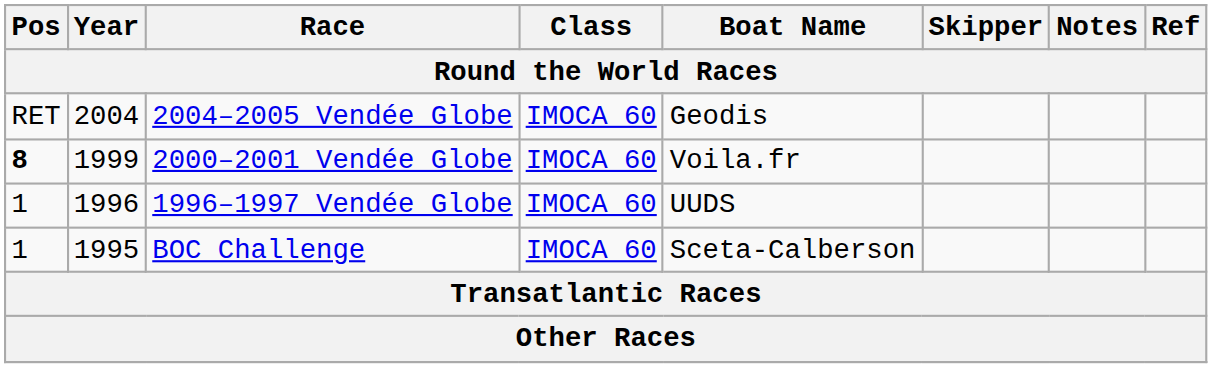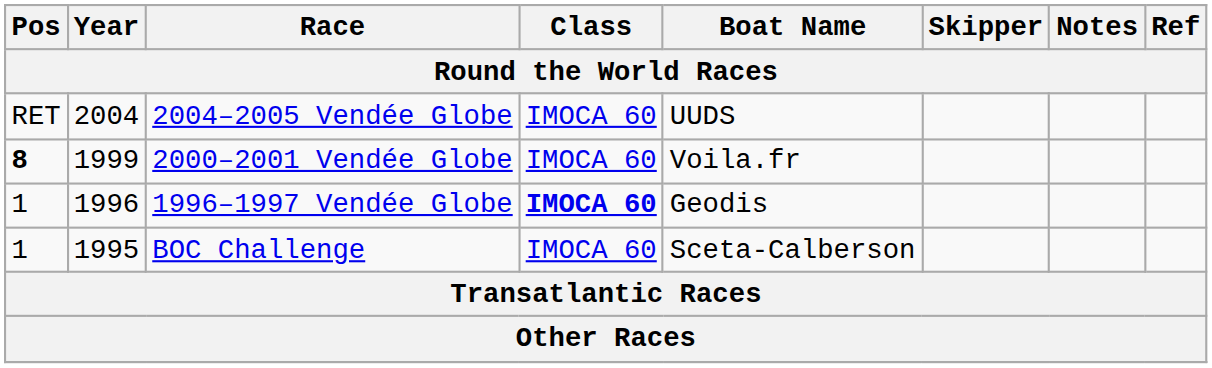(719, 116) Geodis -> (703, 116) UUDS
(591, 205) normal -> (591, 205) bold
(703, 205) UUDS -> (719, 205) Geodis
